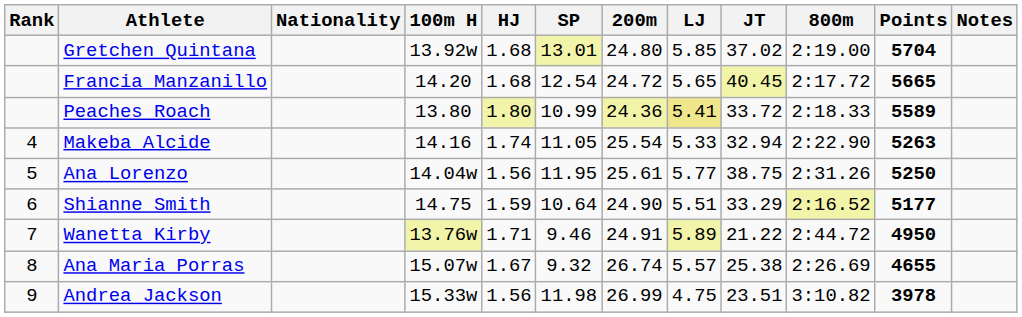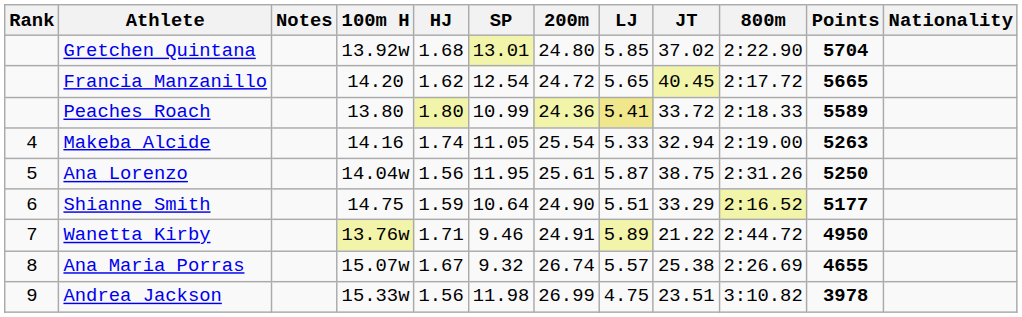columns swapped: (338, 20) <-> (985, 20)
(831, 51) 2:19.00 -> (763, 51) 2:22.90
(509, 82) 1.68 -> (441, 82) 1.62
(831, 143) 2:22.90 -> (763, 143) 2:19.00
(694, 174) 5.77 -> (626, 174) 5.87
